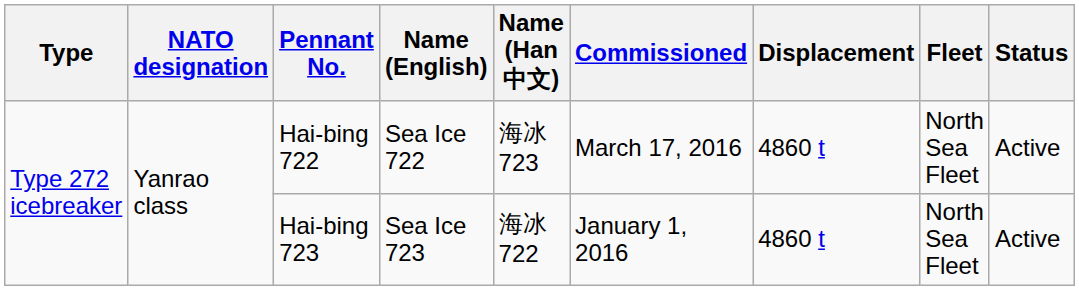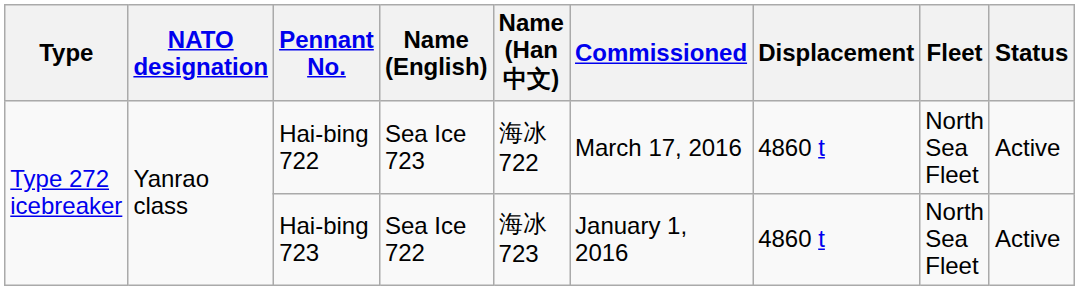(426, 147) Sea Ice 722 -> (426, 147) Sea Ice 723
(523, 147) 海冰 723 -> (523, 147) 海冰 722
(426, 239) Sea Ice 723 -> (426, 239) Sea Ice 722
(523, 239) 海冰 722 -> (523, 239) 海冰 723
